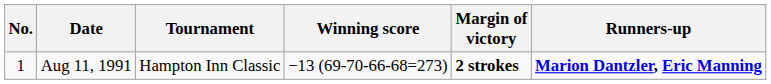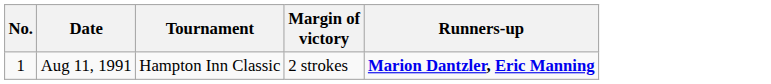- column: (368, 28)
(487, 65) bold -> (318, 65) normal
